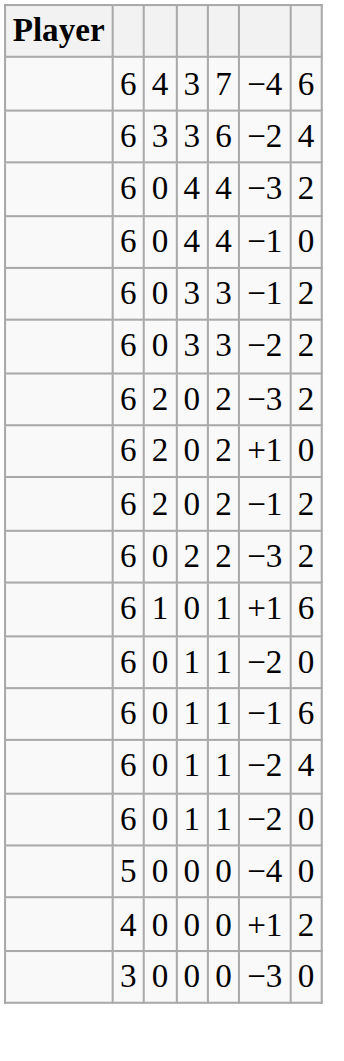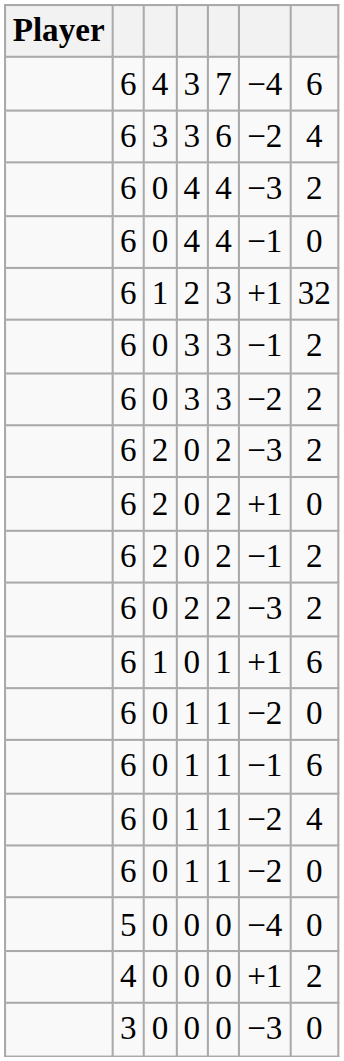+ row: (160, 293)
